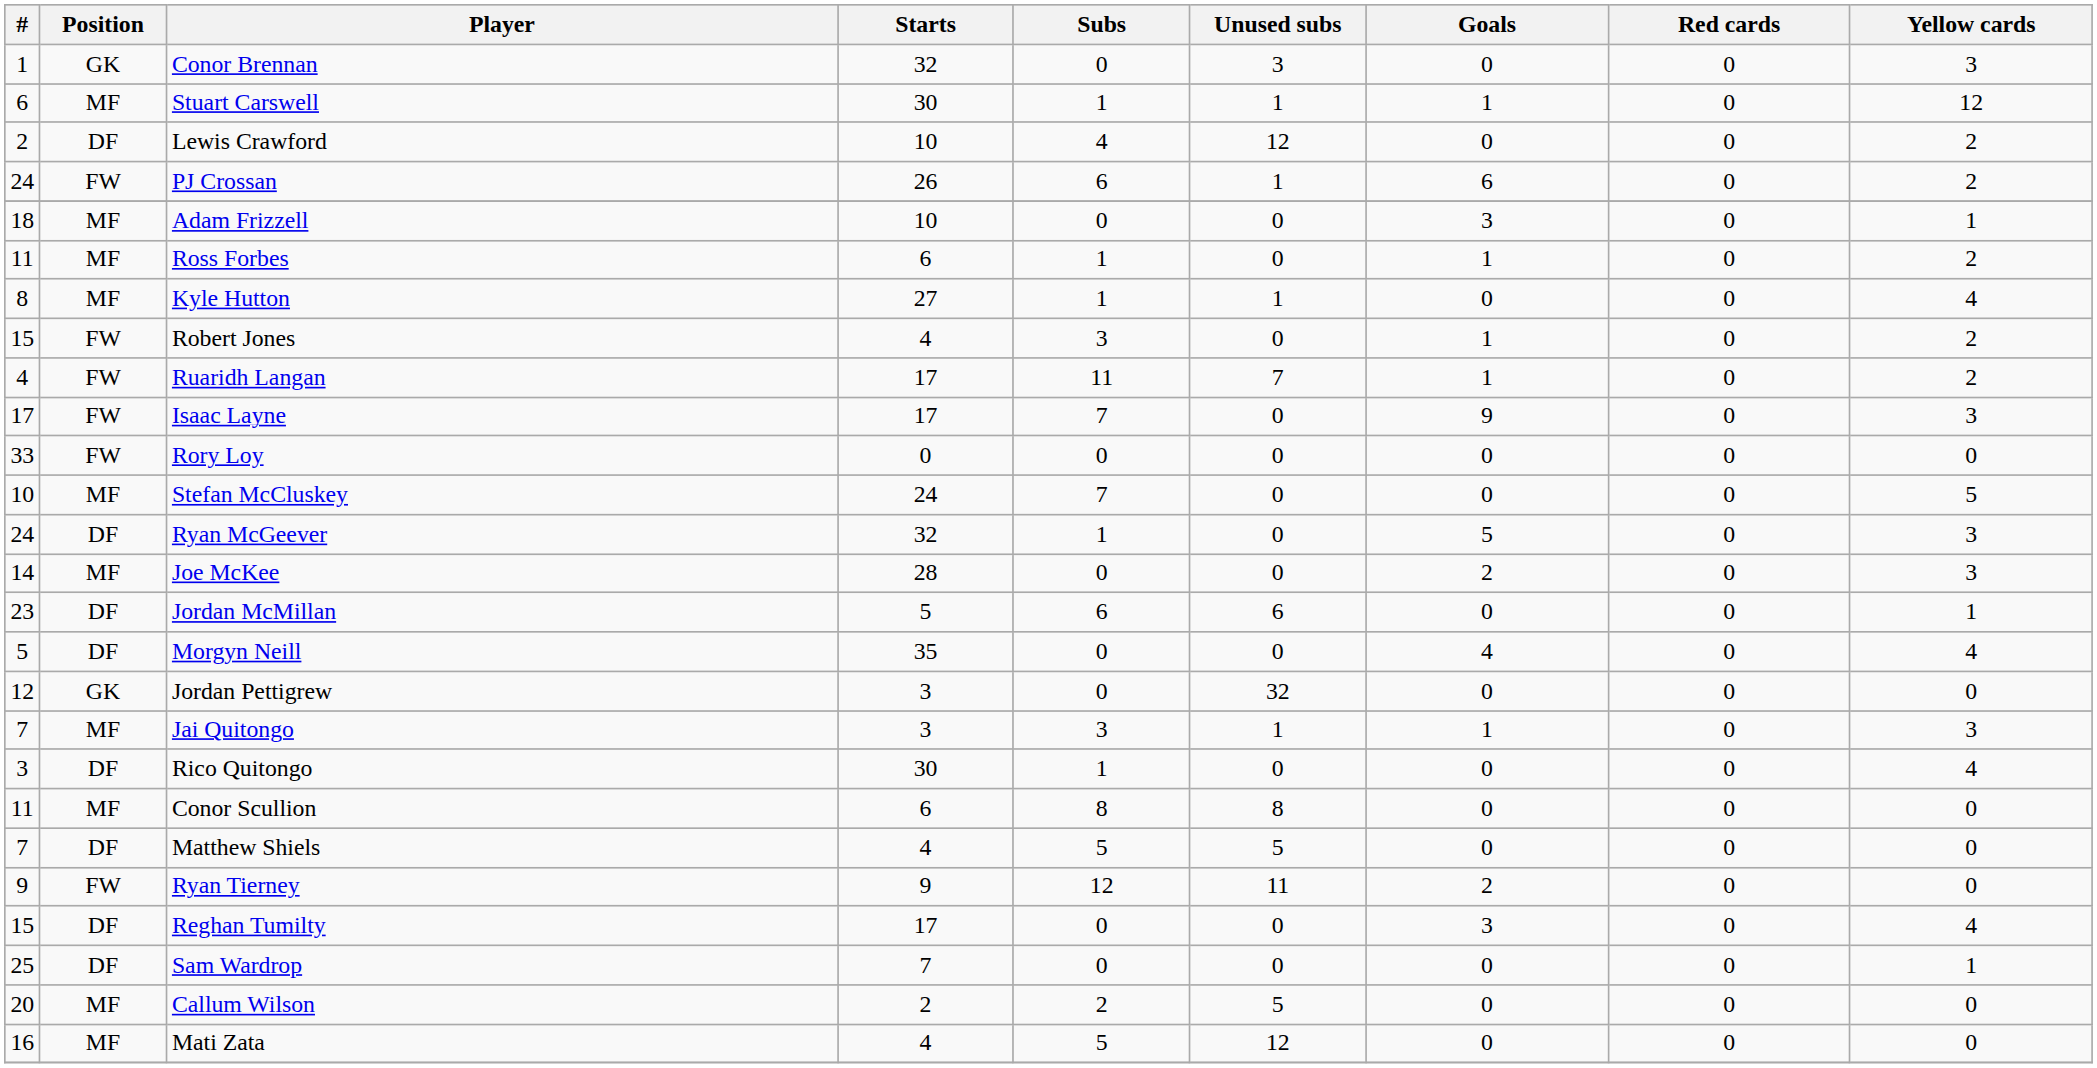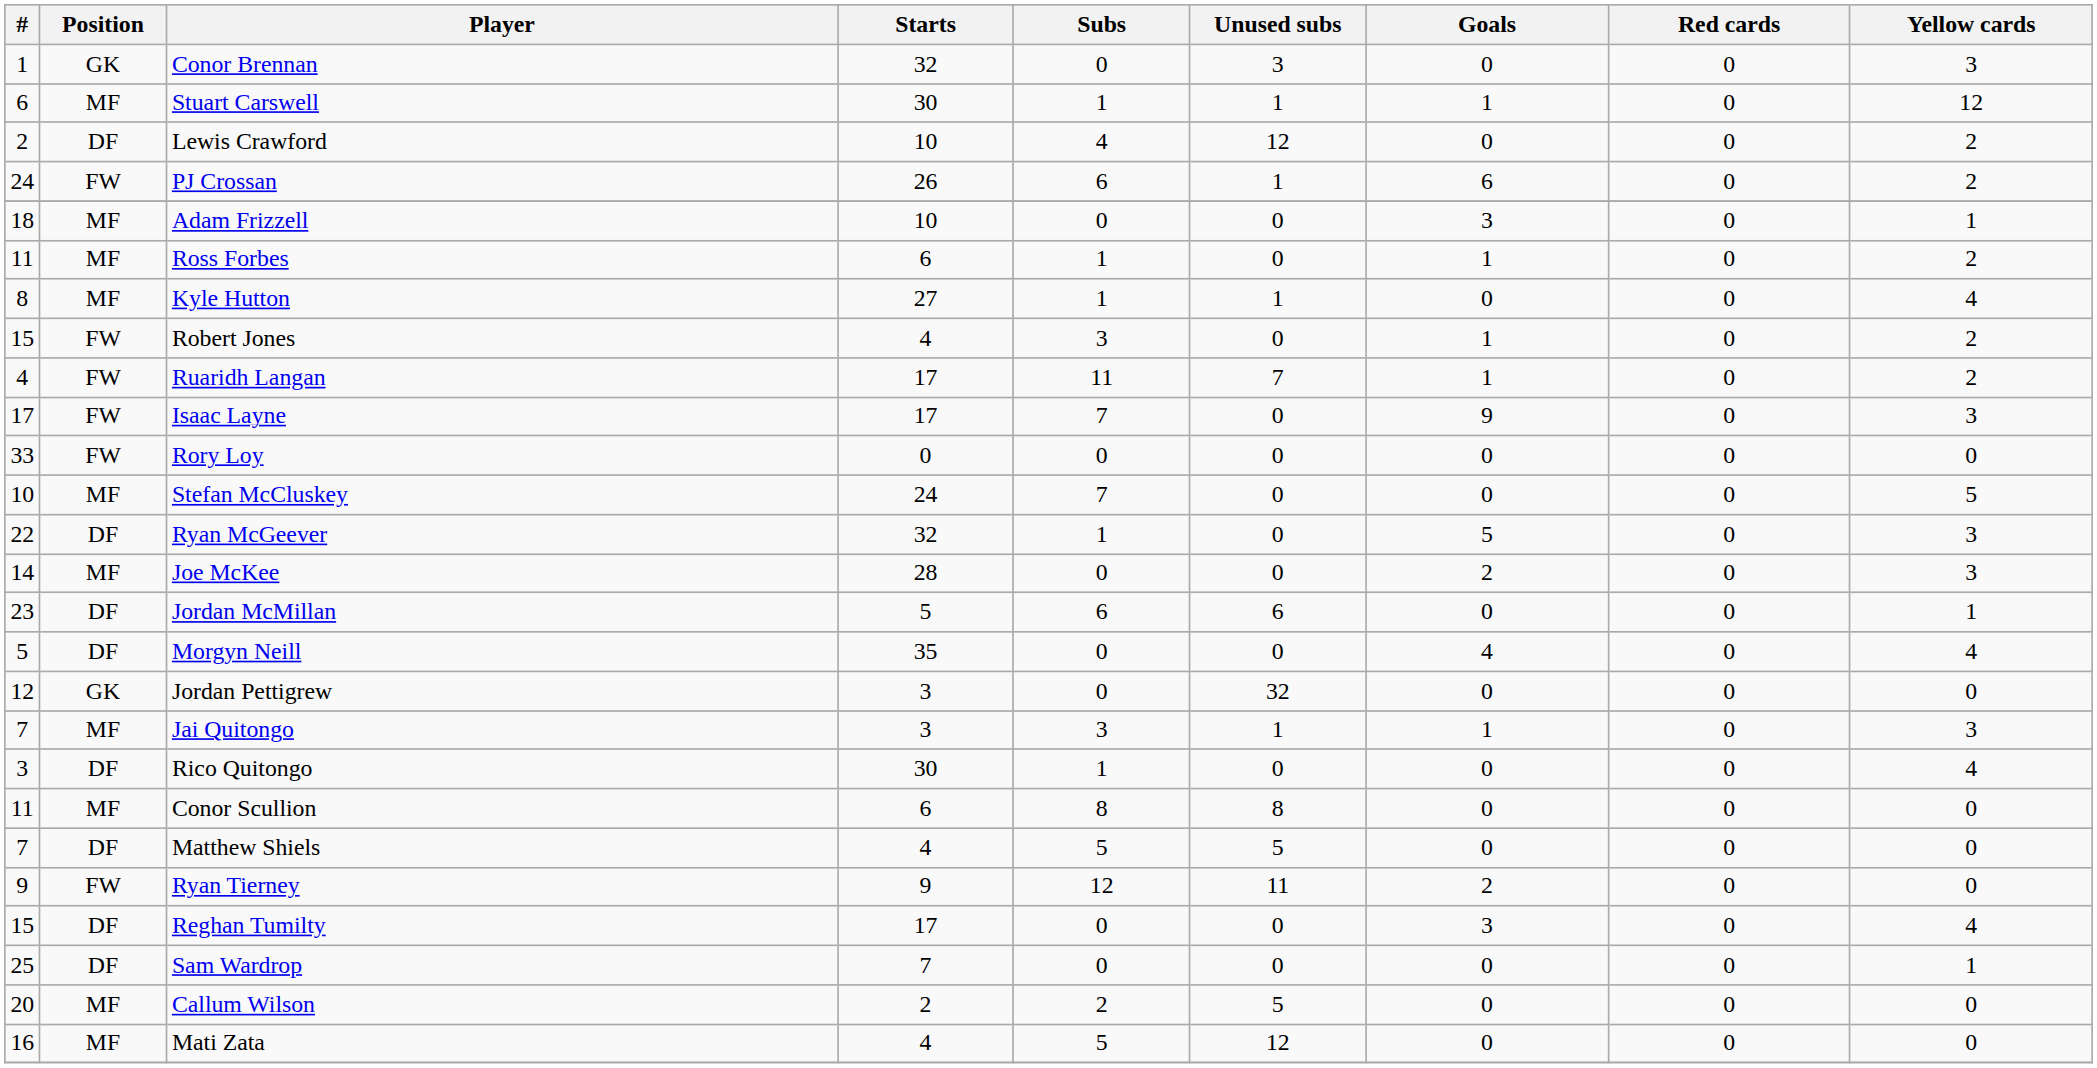(22, 533) 24 -> (22, 533) 22
